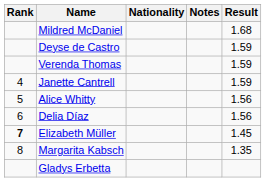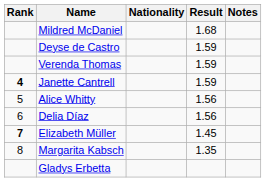columns swapped: (241, 13) <-> (204, 13)
(20, 82) normal -> (20, 82) bold
